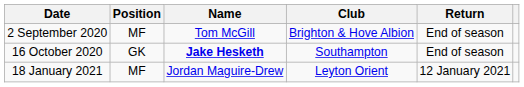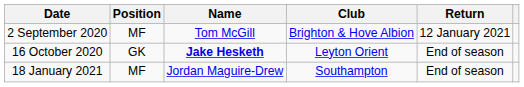(465, 33) End of season -> (465, 33) 12 January 2021
(351, 52) Southampton -> (351, 52) Leyton Orient
(351, 71) Leyton Orient -> (351, 71) Southampton
(465, 71) 12 January 2021 -> (465, 71) End of season
